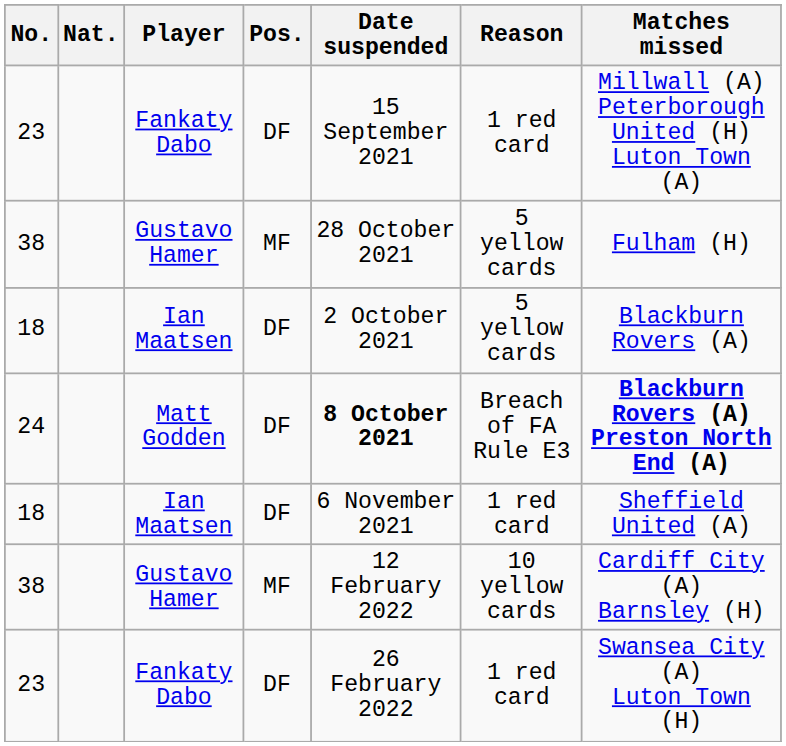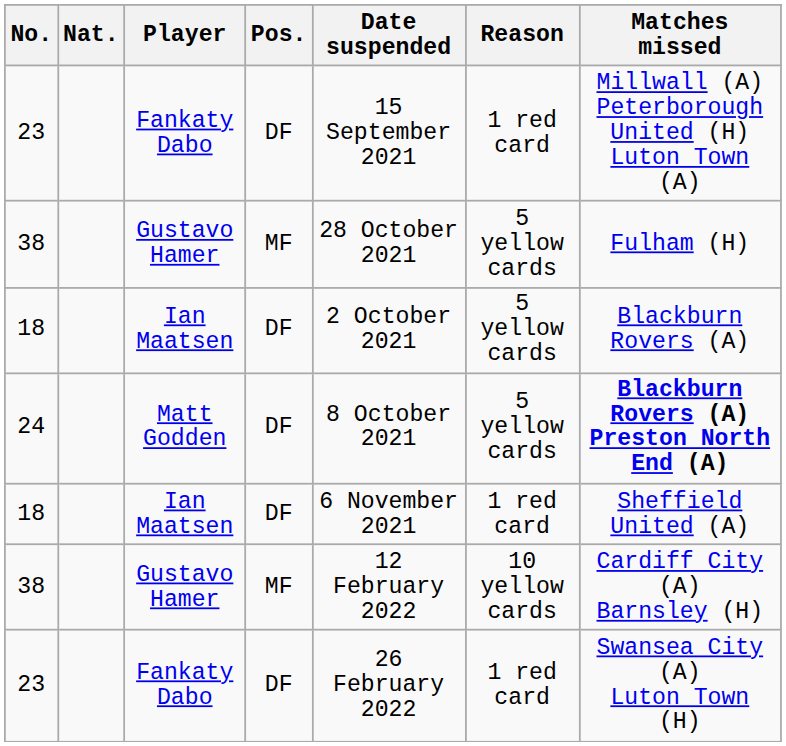(386, 427) bold -> (389, 427) normal
(522, 427) Breach of FA Rule E3 -> (522, 427) 5 yellow cards
